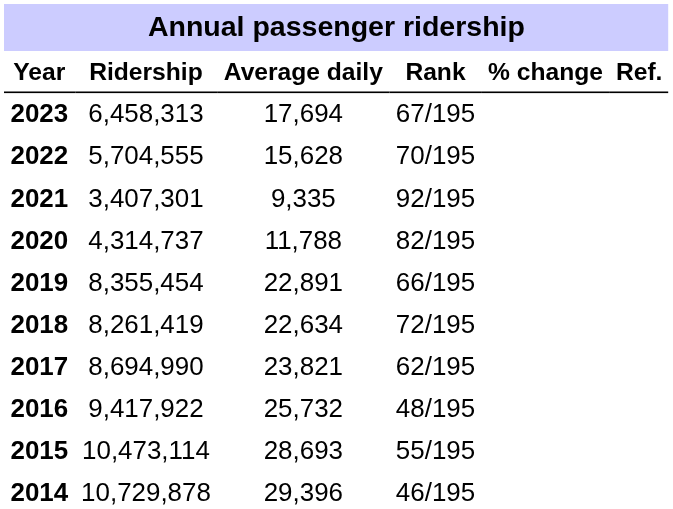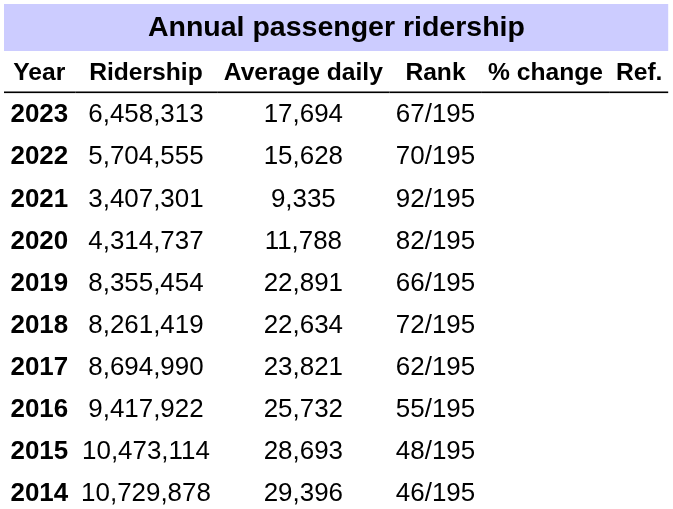(436, 408) 48/195 -> (436, 408) 55/195
(436, 450) 55/195 -> (436, 450) 48/195
